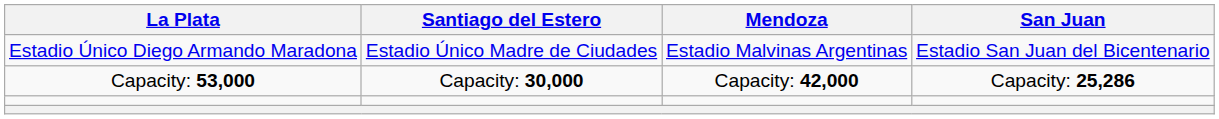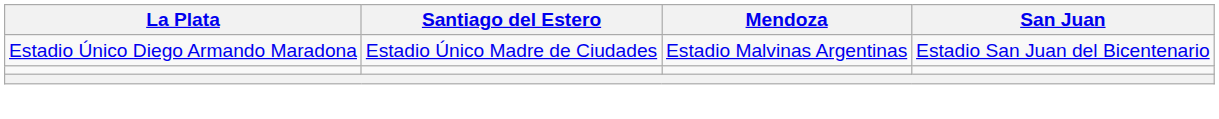- row: (183, 80)
